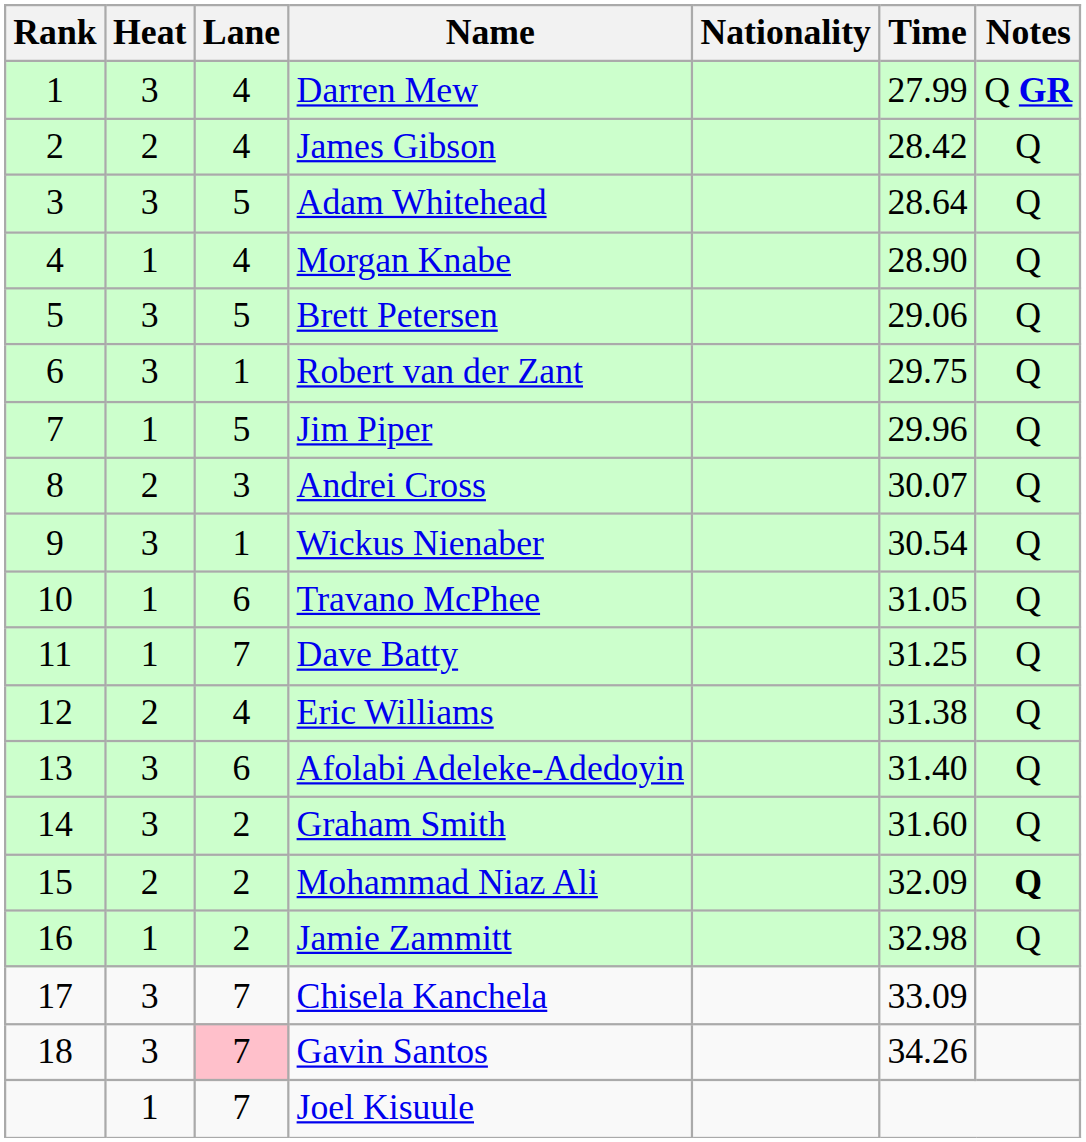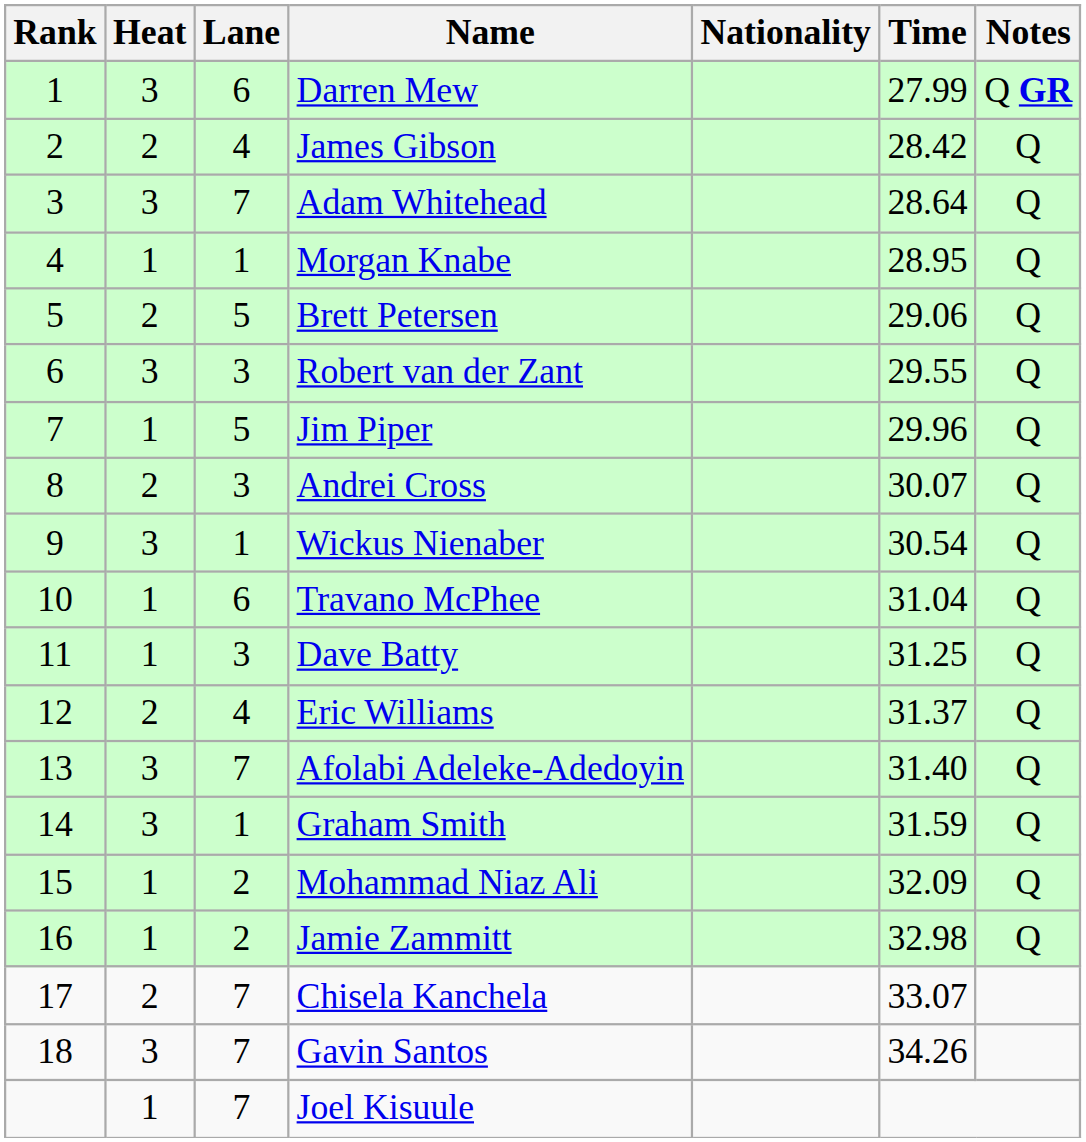(241, 89) 4 -> (241, 89) 6
(241, 202) 5 -> (241, 202) 7
(241, 259) 4 -> (241, 259) 1
(928, 259) 28.90 -> (928, 259) 28.95
(150, 315) 3 -> (150, 315) 2
(241, 372) 1 -> (241, 372) 3
(928, 372) 29.75 -> (928, 372) 29.55
(928, 598) 31.05 -> (928, 598) 31.04
(241, 655) 7 -> (241, 655) 3
(928, 711) 31.38 -> (928, 711) 31.37
(241, 768) 6 -> (241, 768) 7
(241, 825) 2 -> (241, 825) 1
(928, 825) 31.60 -> (928, 825) 31.59
(150, 881) 2 -> (150, 881) 1
(1028, 881) bold -> (1028, 881) normal
(150, 994) 3 -> (150, 994) 2
(928, 994) 33.09 -> (928, 994) 33.07
(241, 1051) pink background -> (241, 1051) no background
